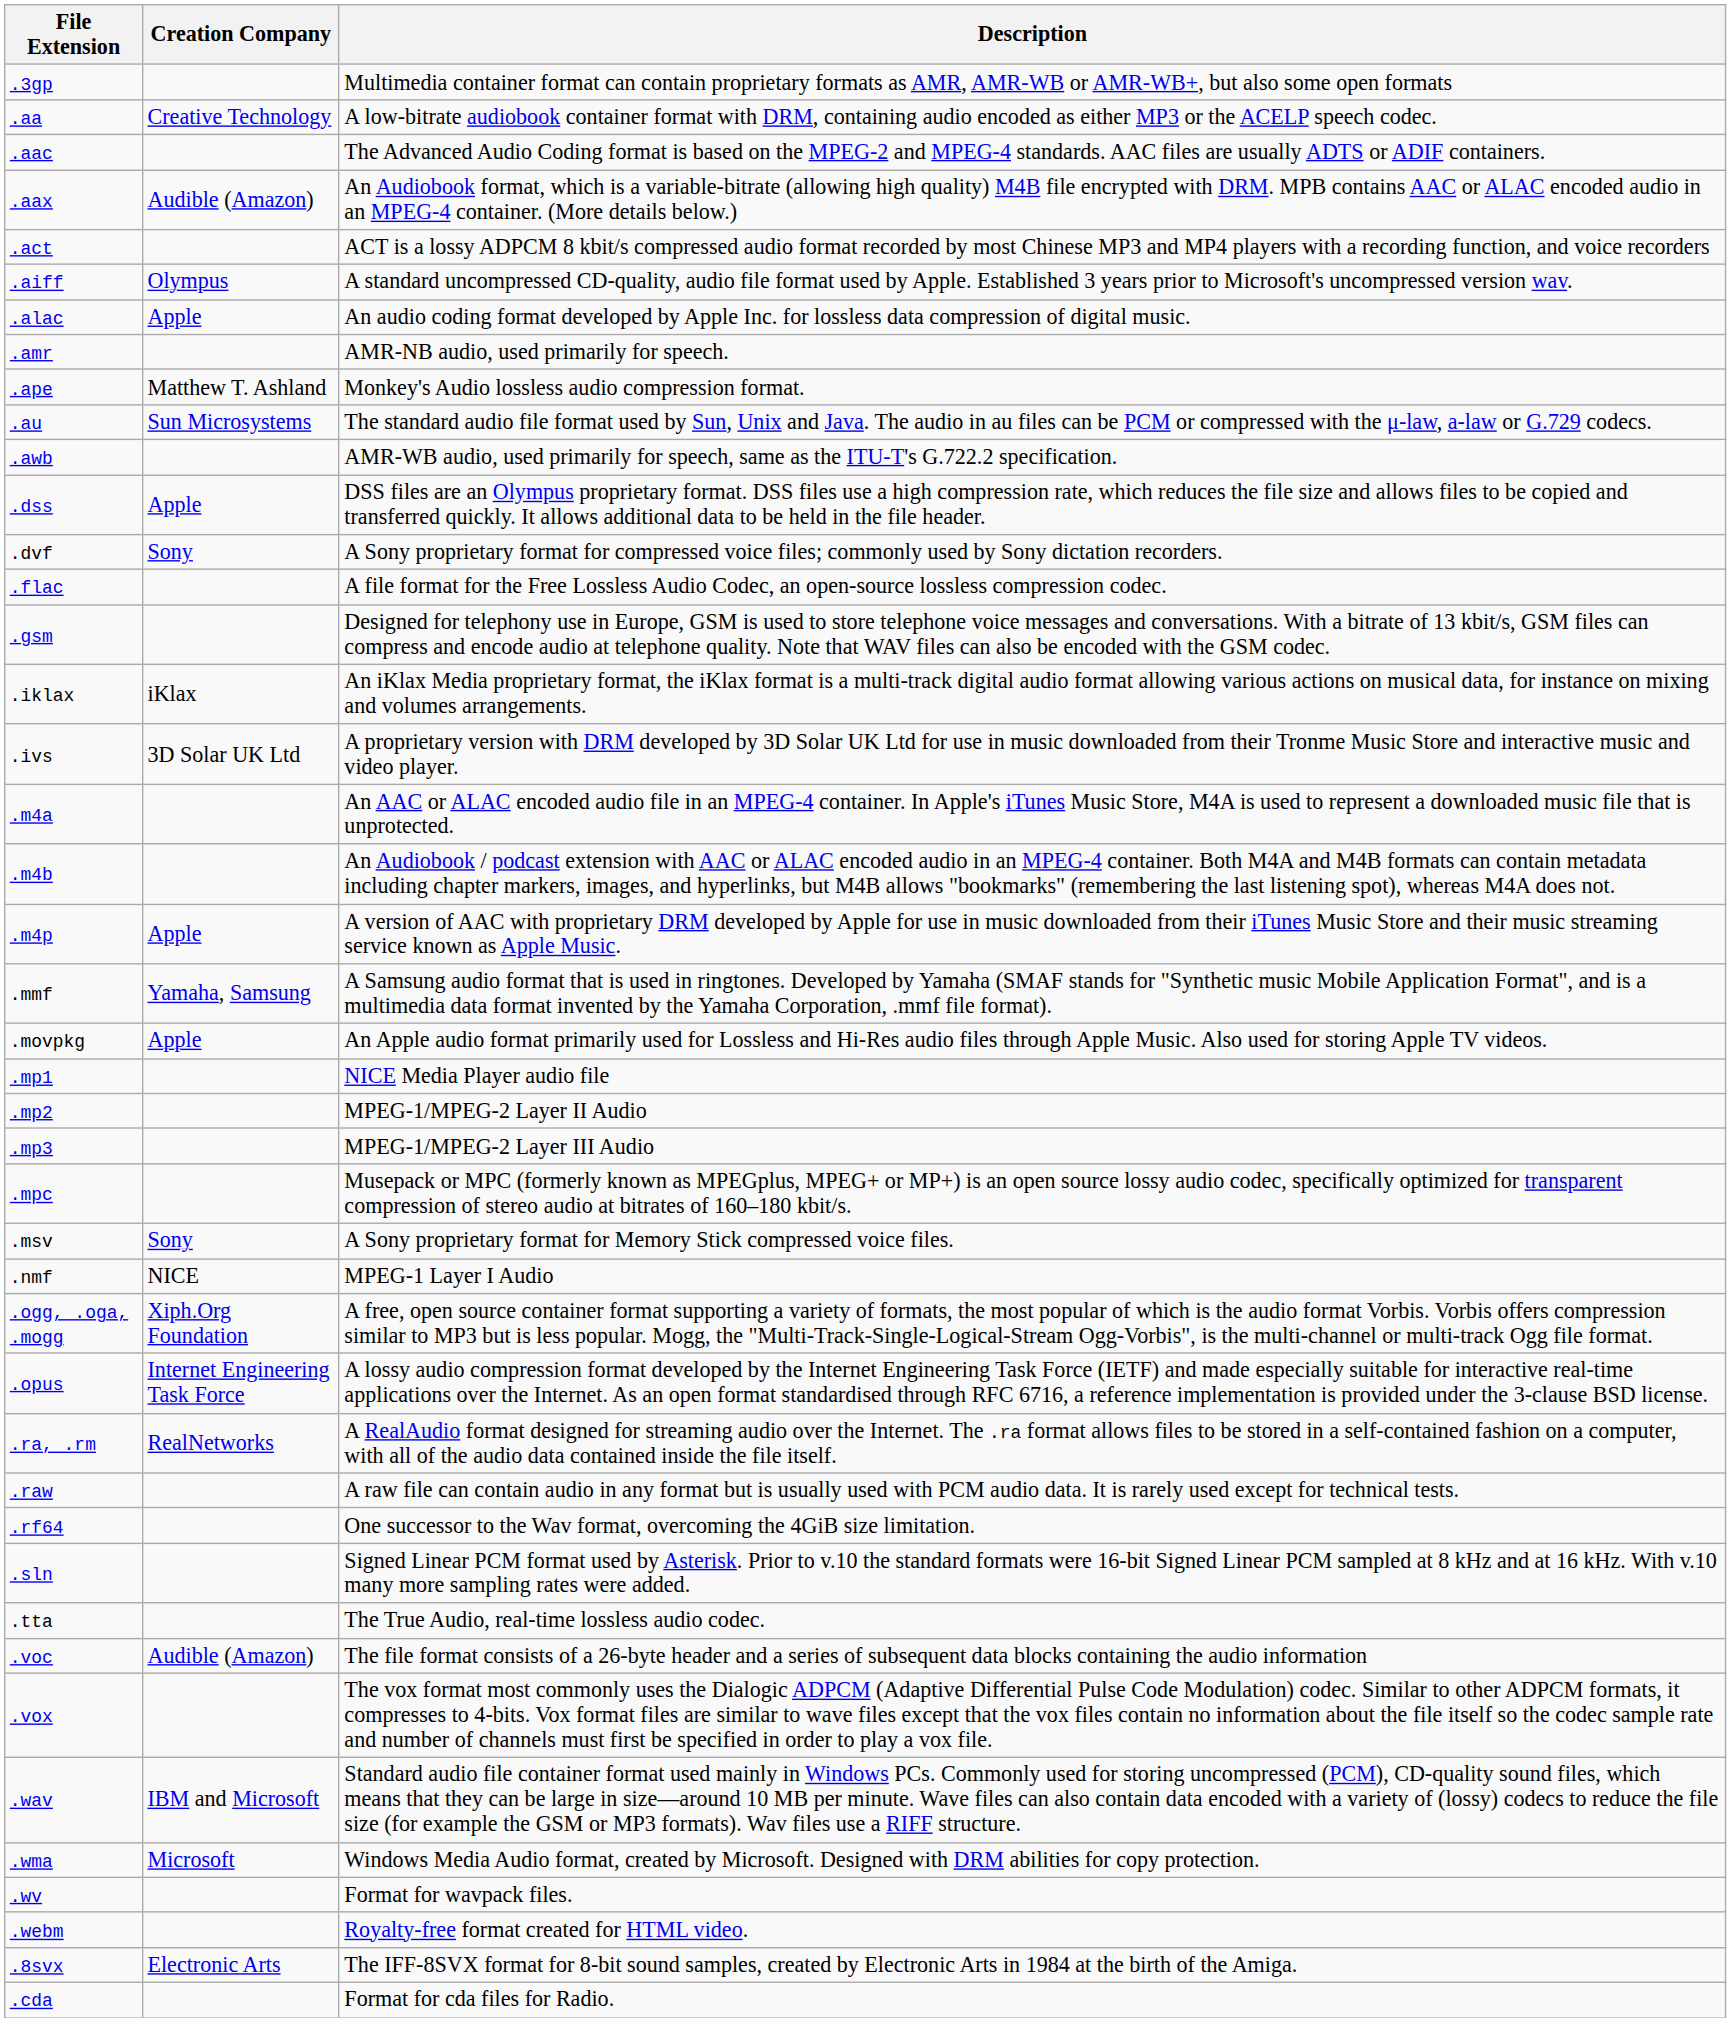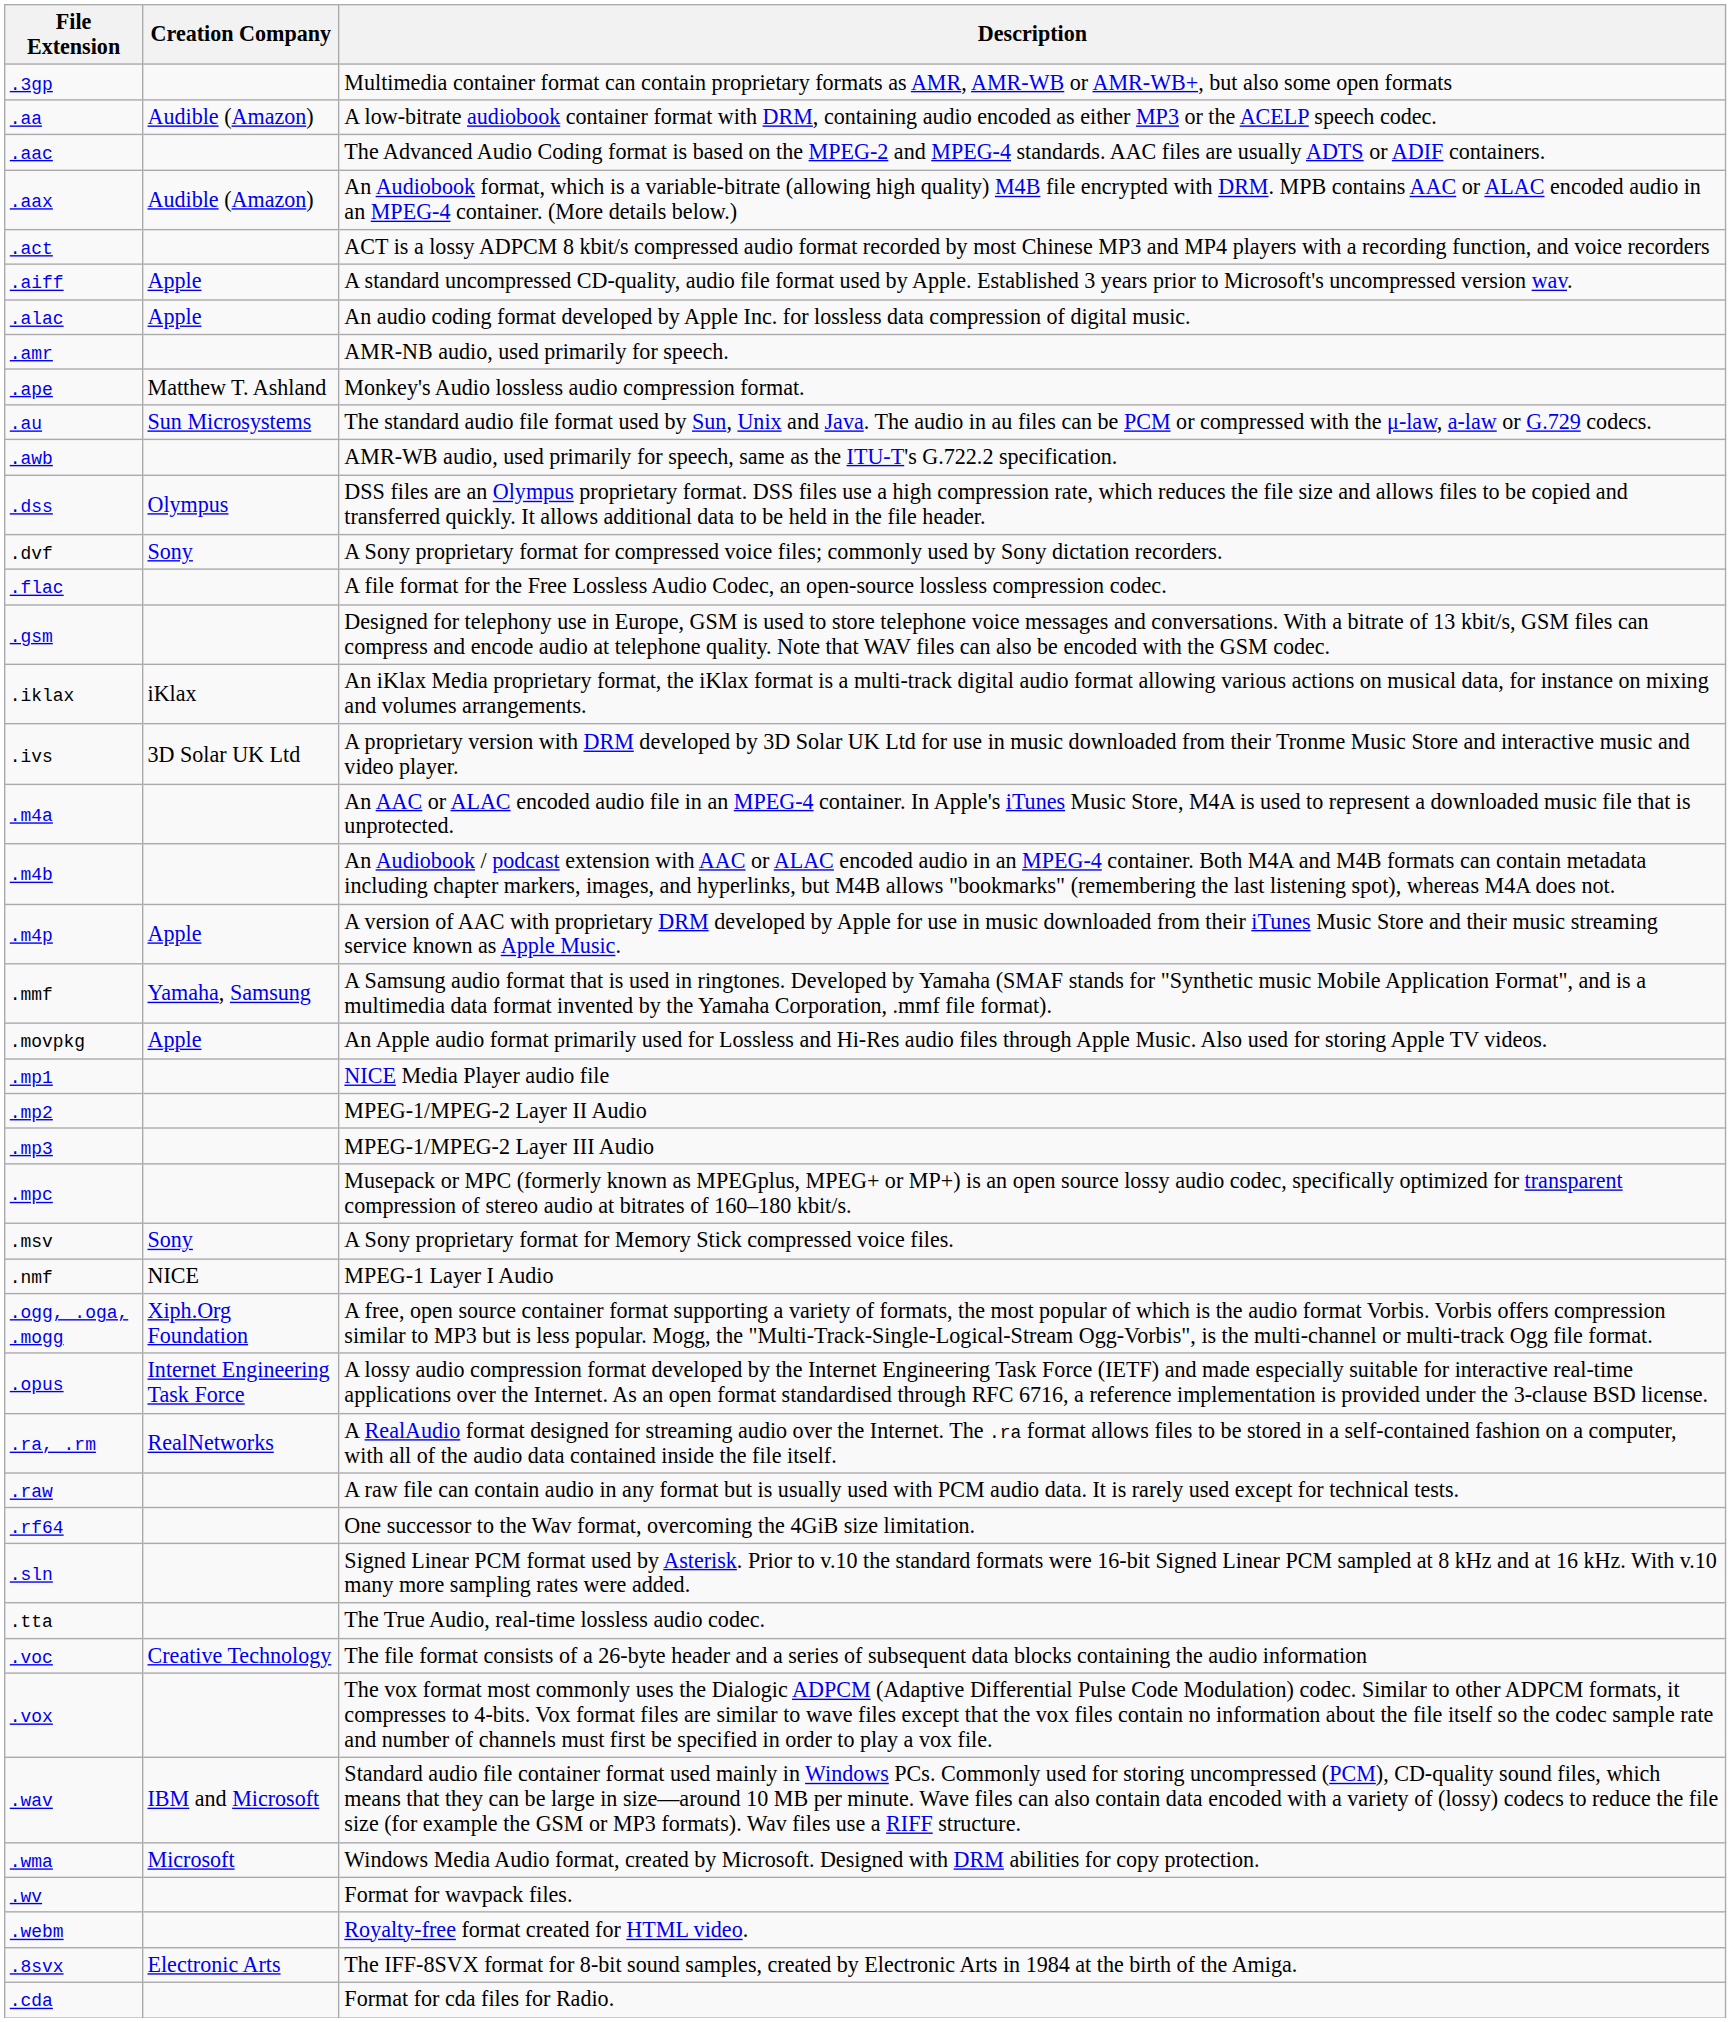(239, 116) Creative Technology -> (231, 116) Audible (Amazon)
(188, 281) Olympus -> (174, 281) Apple
(174, 504) Apple -> (188, 504) Olympus
(231, 1655) Audible (Amazon) -> (239, 1655) Creative Technology
